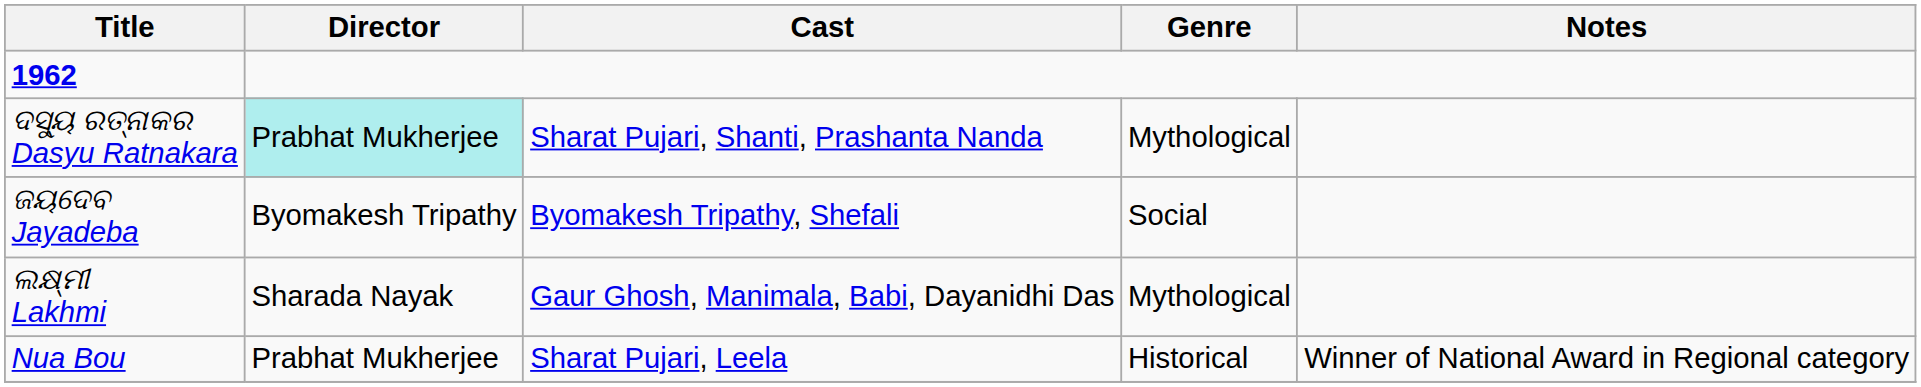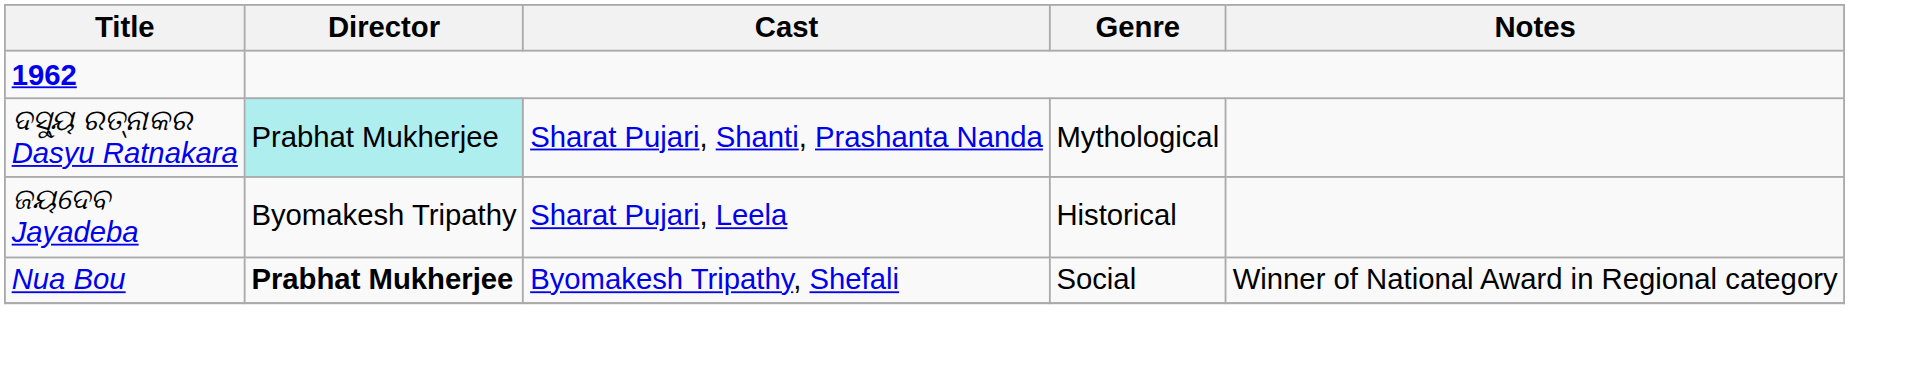(715, 216) Byomakesh Tripathy, Shefali -> (659, 216) Sharat Pujari, Leela
(1168, 216) Social -> (1117, 216) Historical
- row: (59, 295)
(375, 358) normal -> (382, 279) bold
(659, 358) Sharat Pujari, Leela -> (715, 279) Byomakesh Tripathy, Shefali
(1188, 358) Historical -> (1096, 279) Social
